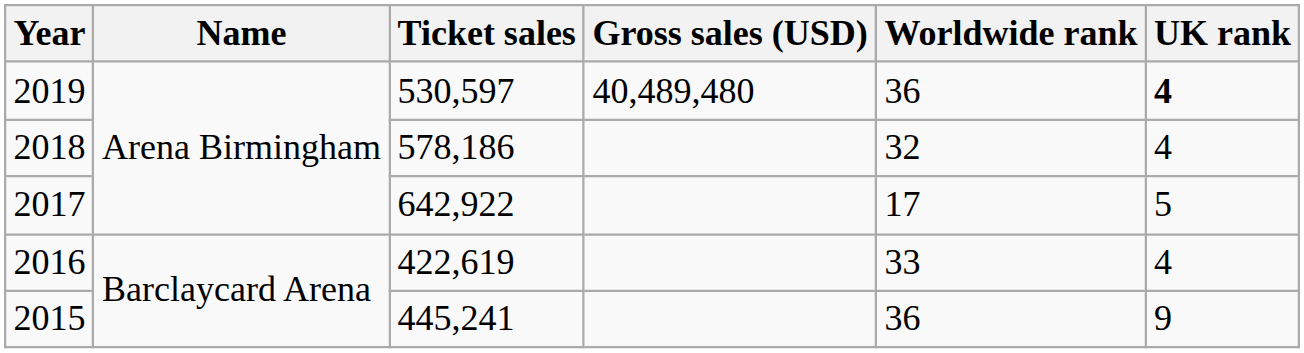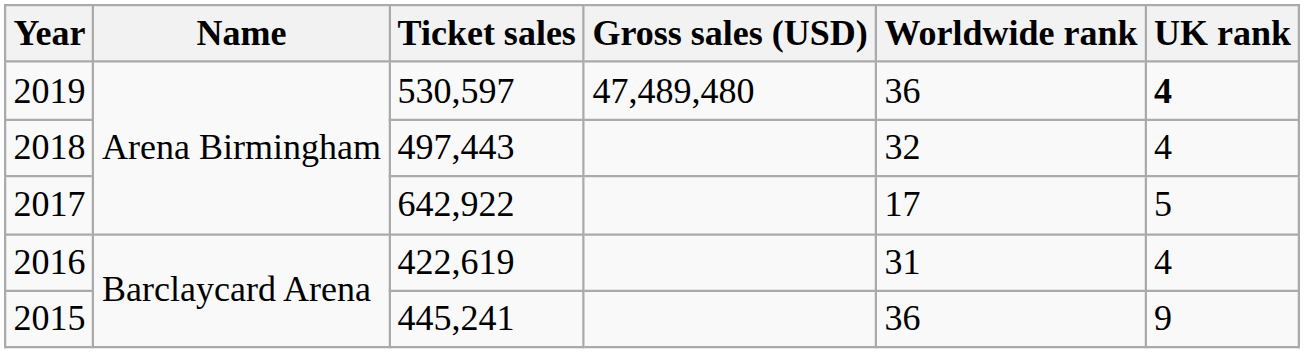(673, 90) 40,489,480 -> (673, 90) 47,489,480
(456, 147) 578,186 -> (456, 147) 497,443
(902, 261) 33 -> (902, 261) 31
